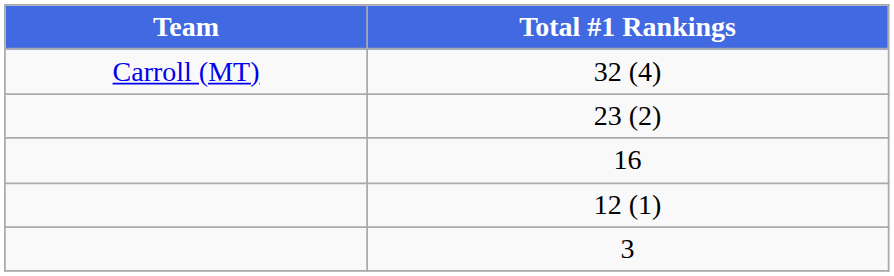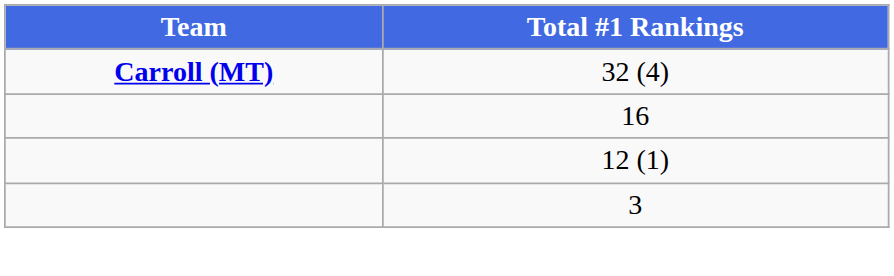(186, 71) normal -> (194, 71) bold
- row: (628, 115)
